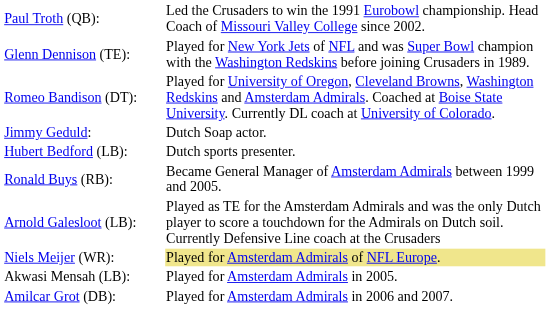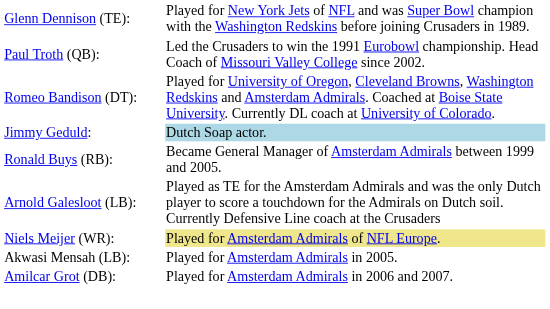rows swapped: (67, 54) <-> (52, 19)
(216, 132) no background -> (216, 132) lightblue background
- row: (66, 151)
